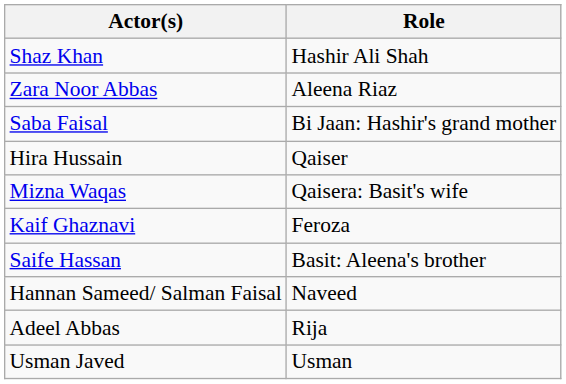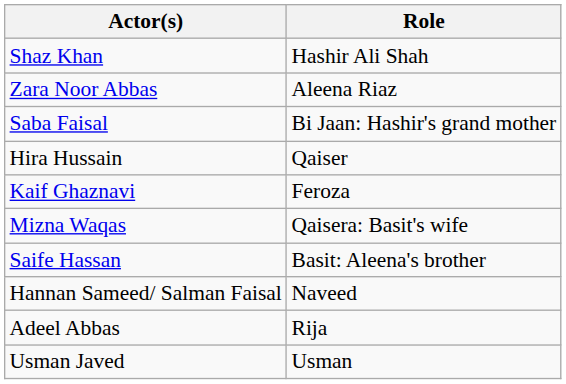rows swapped: (72, 225) <-> (68, 191)
